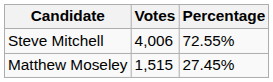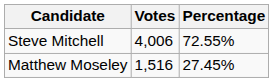(154, 65) 1,515 -> (154, 65) 1,516
